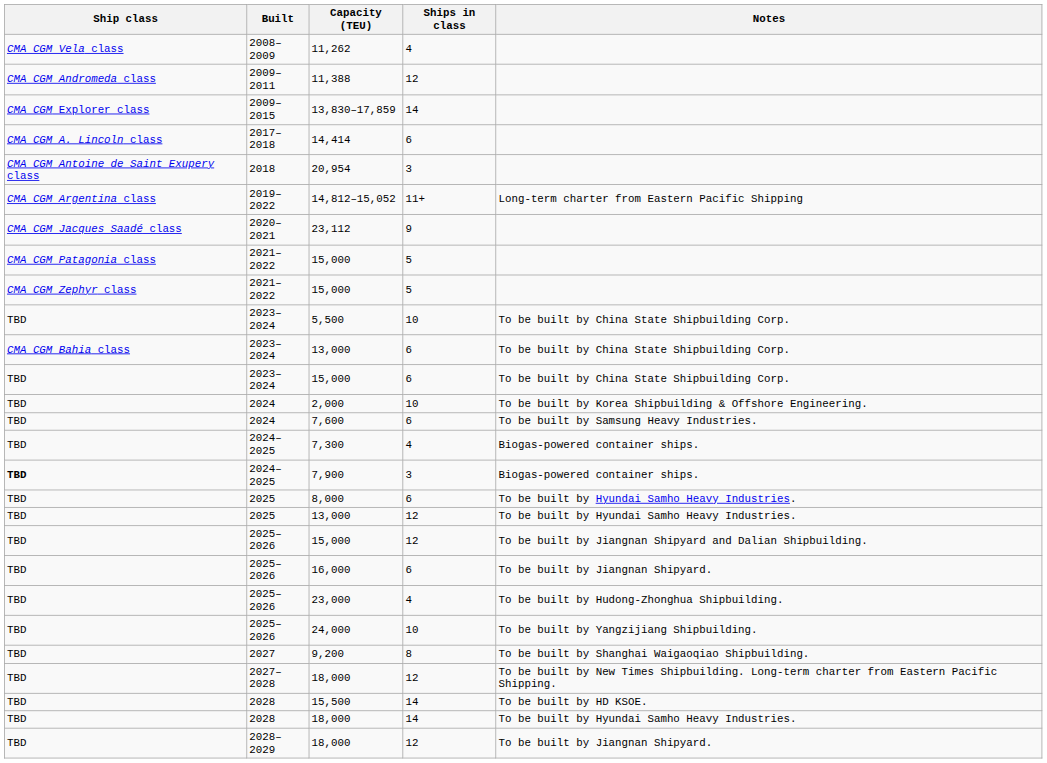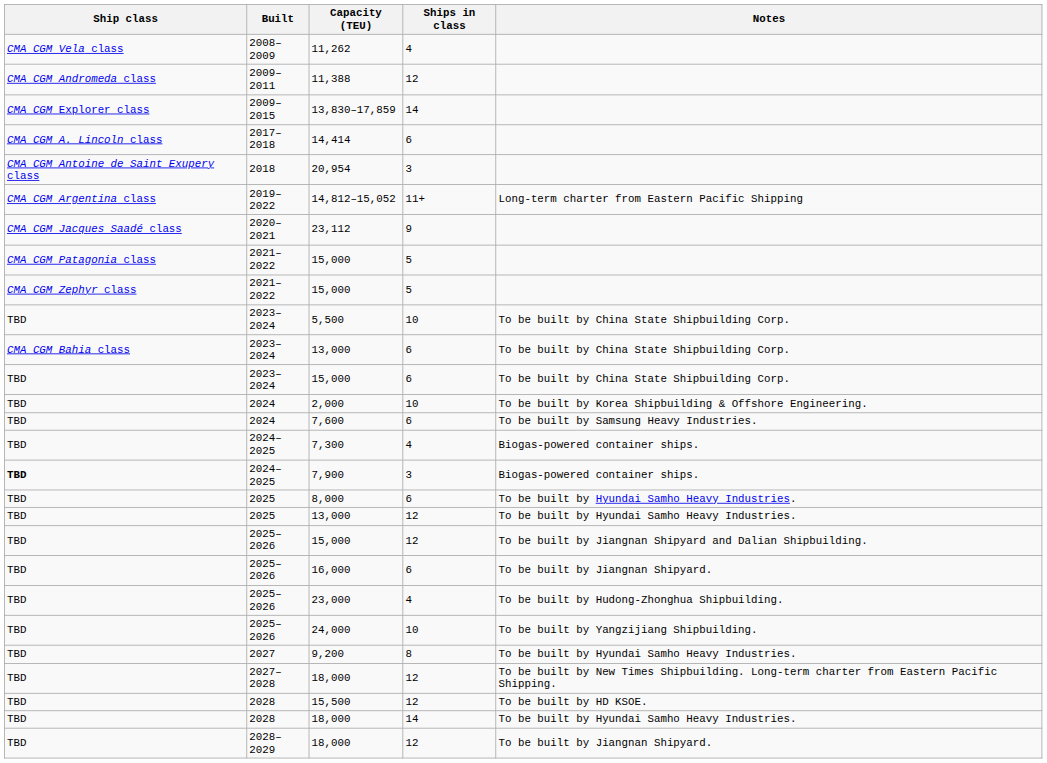(654, 654) To be built by Shanghai Waigaoqiao Shipbuilding. -> (647, 654) To be built by Hyundai Samho Heavy Industries.
(412, 702) 14 -> (412, 702) 12
